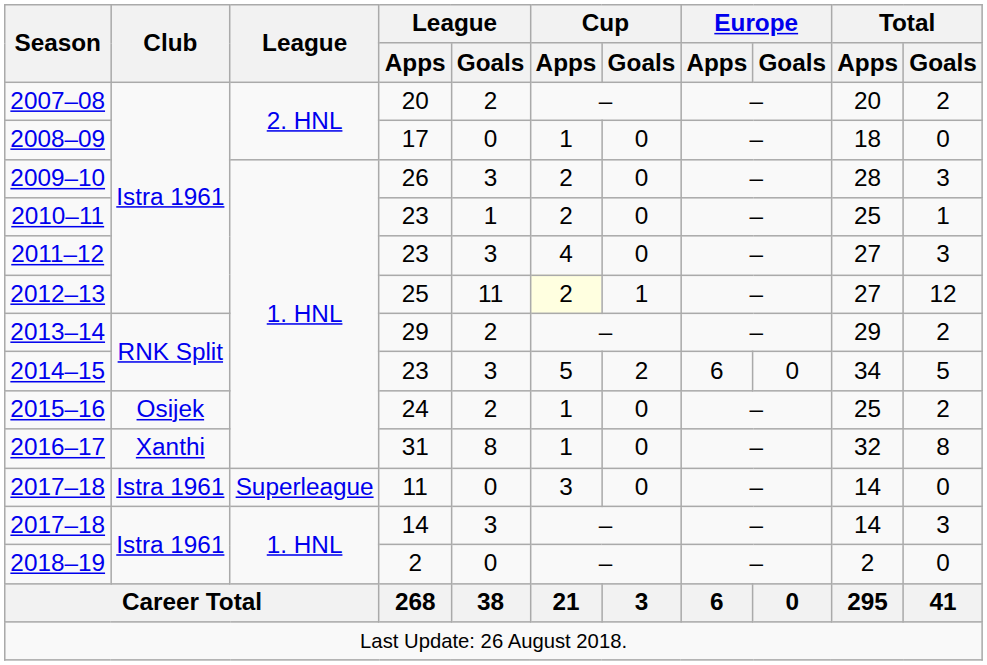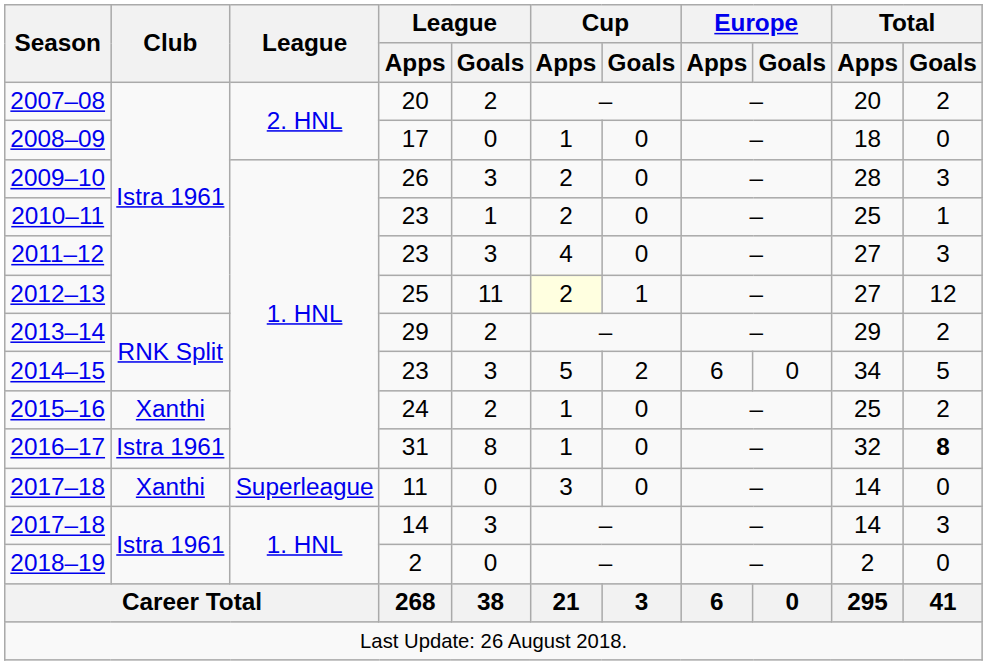(170, 409) Osijek -> (170, 409) Xanthi
(170, 448) Xanthi -> (170, 448) Istra 1961
(943, 448) normal -> (943, 448) bold
(170, 486) Istra 1961 -> (170, 486) Xanthi
